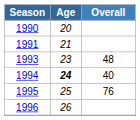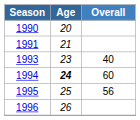(108, 60) 48 -> (108, 60) 40
(108, 76) 40 -> (108, 76) 60
(108, 92) 76 -> (108, 92) 56
